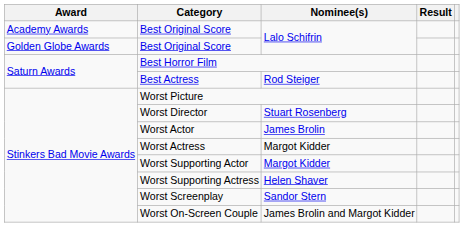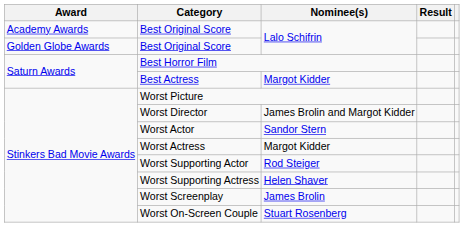(292, 79) Rod Steiger -> (297, 79) Margot Kidder
(305, 113) Stuart Rosenberg -> (339, 113) James Brolin and Margot Kidder
(294, 130) James Brolin -> (295, 130) Sandor Stern
(297, 163) Margot Kidder -> (292, 163) Rod Steiger
(295, 197) Sandor Stern -> (294, 197) James Brolin
(339, 213) James Brolin and Margot Kidder -> (305, 213) Stuart Rosenberg
